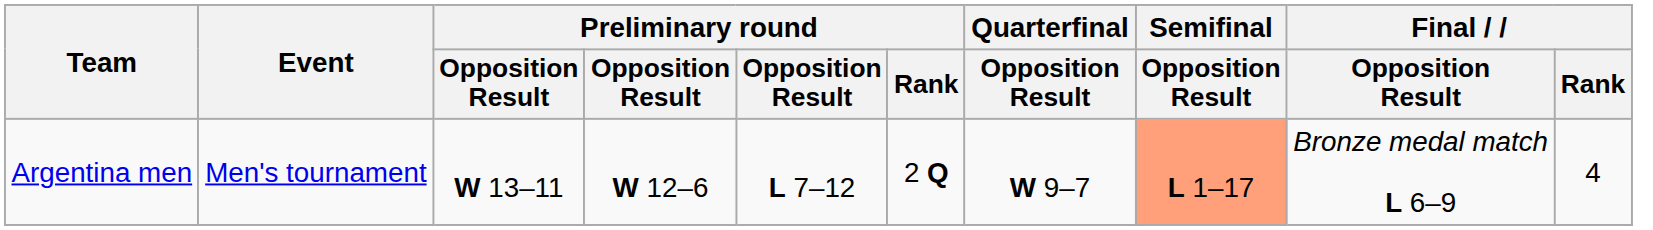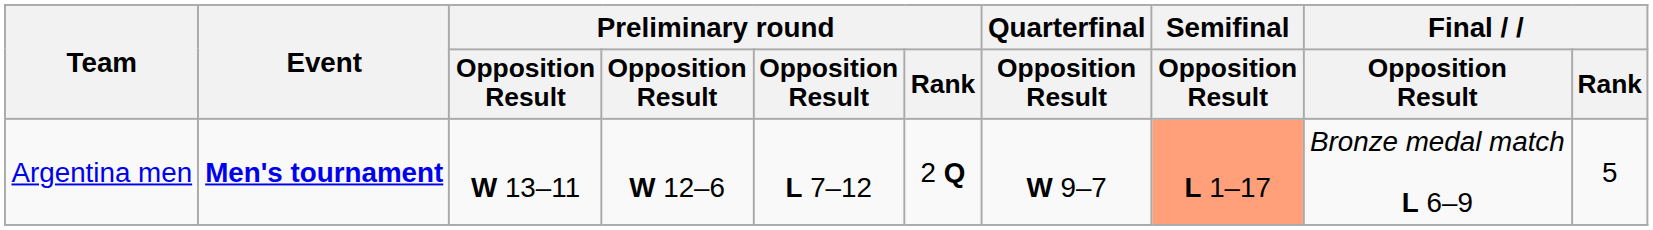(316, 172) normal -> (324, 172) bold
(1593, 172) 4 -> (1610, 172) 5
